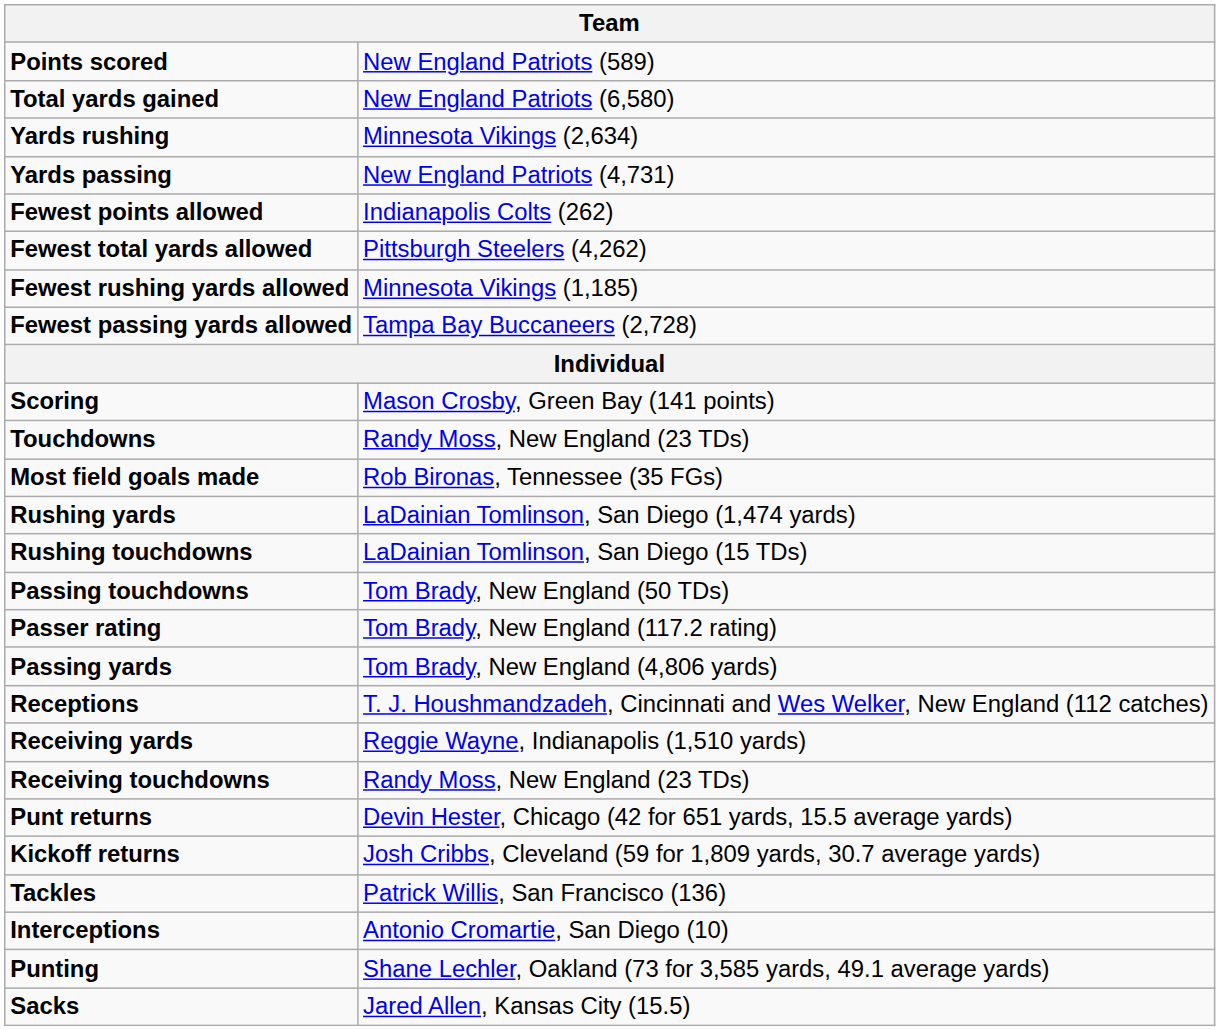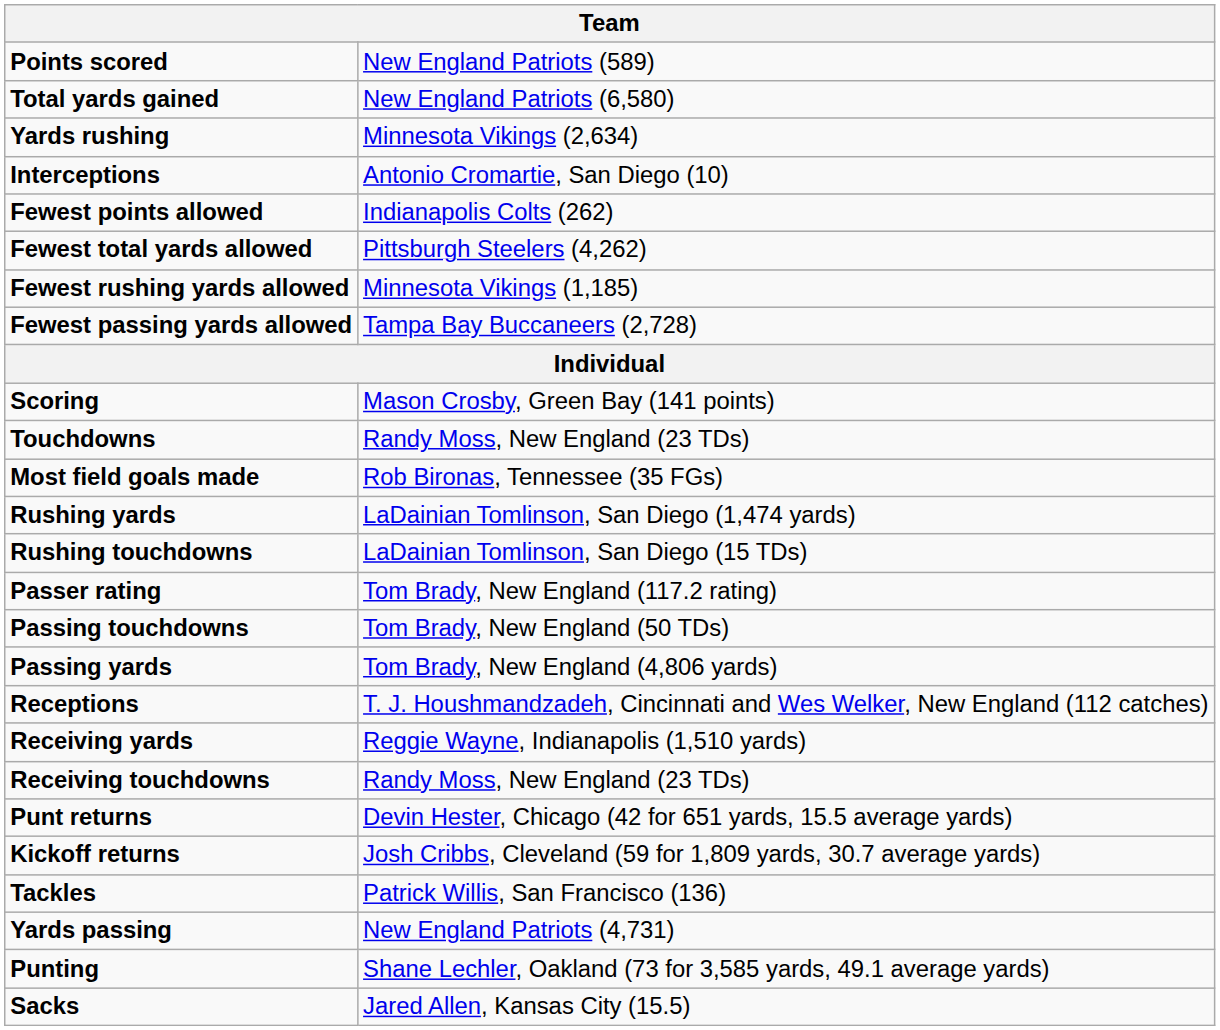rows swapped: (91, 174) <-> (85, 930)
rows swapped: (86, 628) <-> (129, 590)
